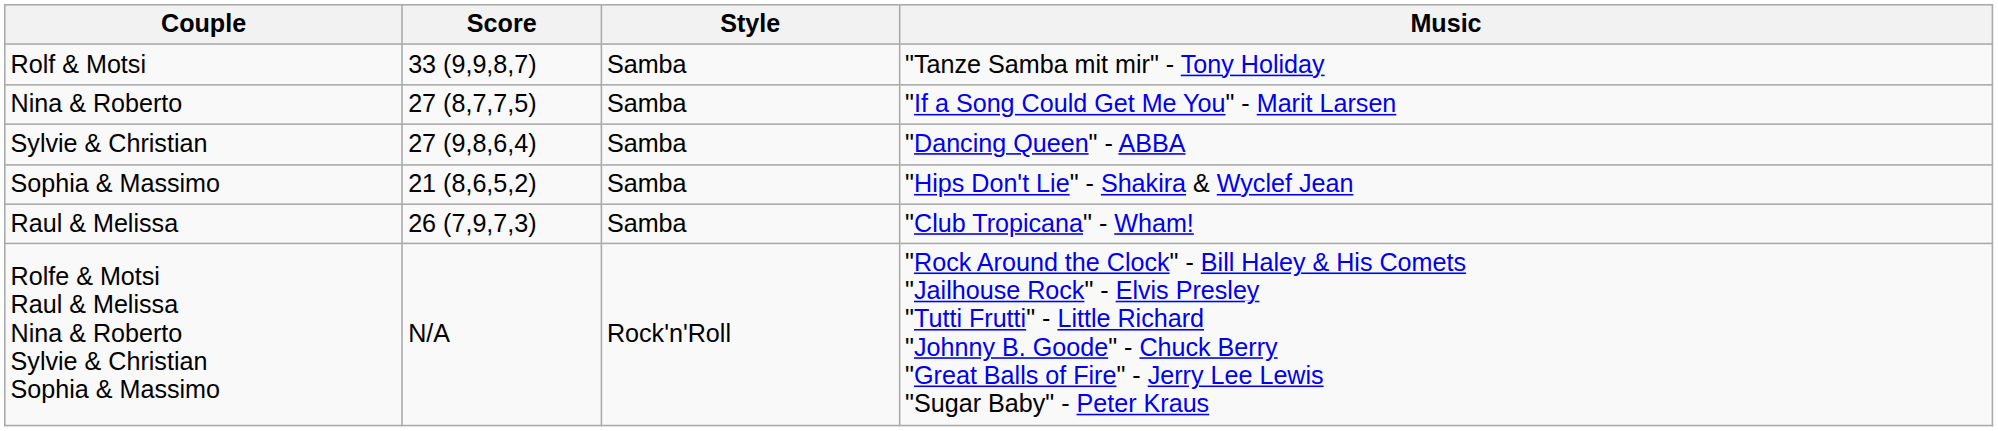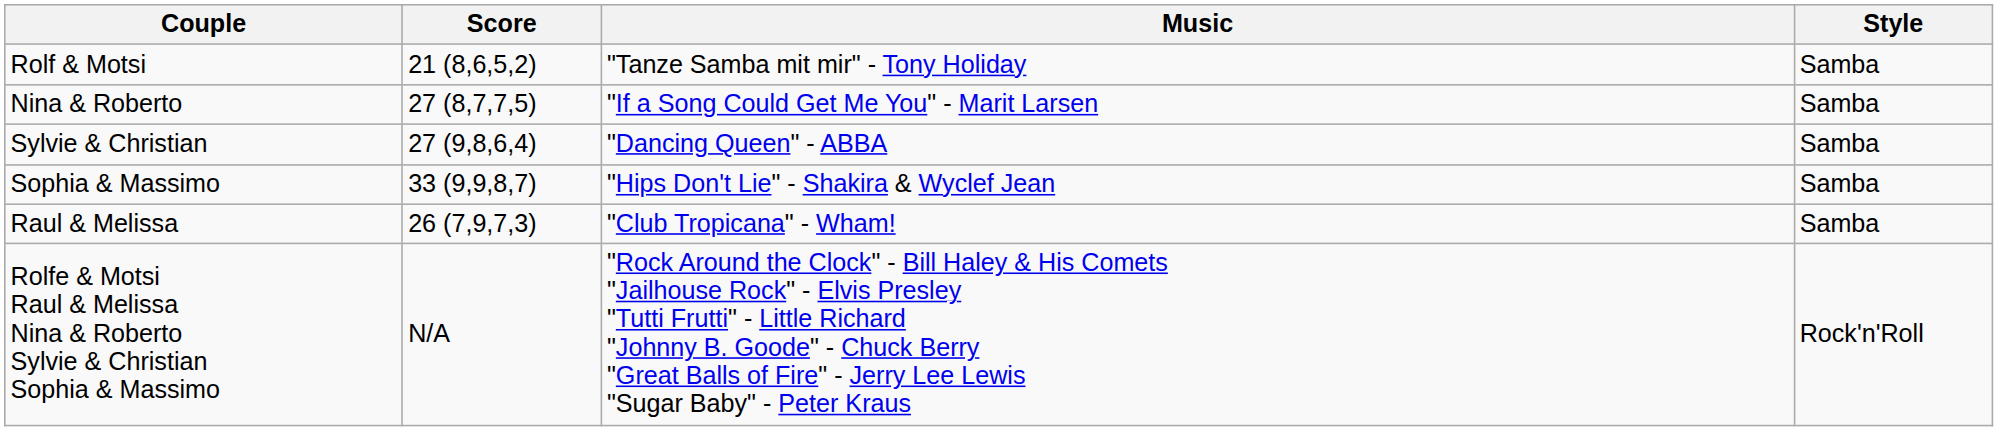columns swapped: (750, 24) <-> (1446, 24)
(472, 64) 33 (9,9,8,7) -> (472, 64) 21 (8,6,5,2)
(472, 183) 21 (8,6,5,2) -> (472, 183) 33 (9,9,8,7)
